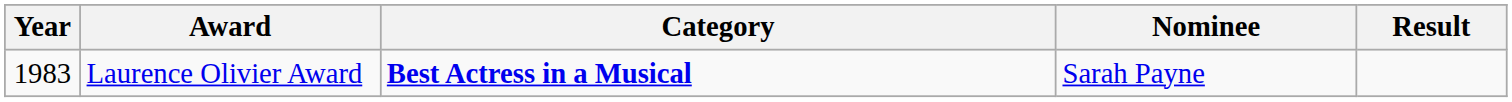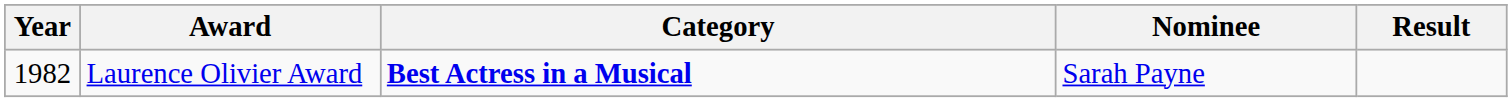(42, 72) 1983 -> (42, 72) 1982
